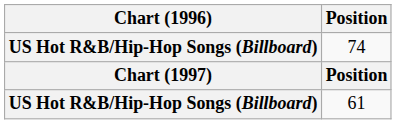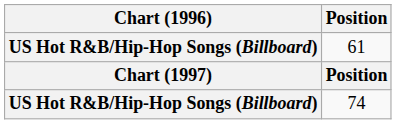rows swapped: (357, 47) <-> (357, 103)
